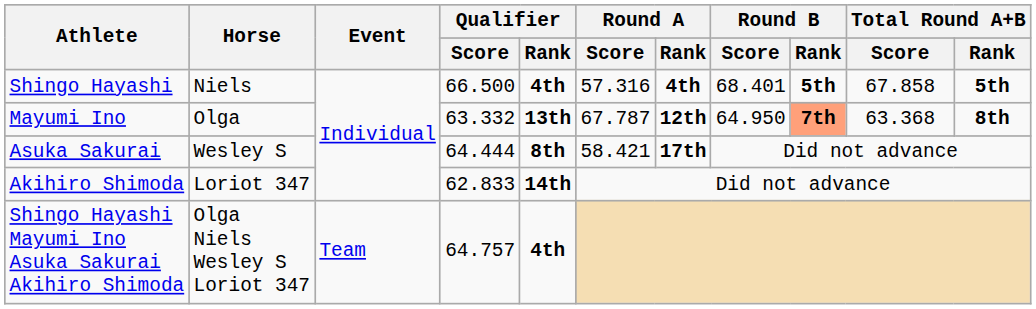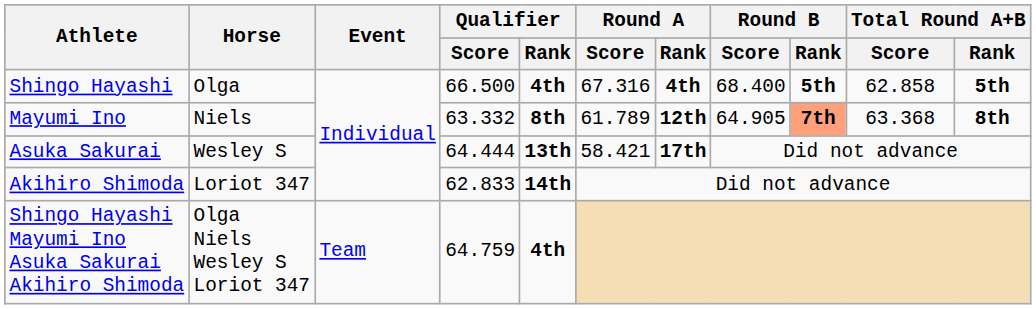(223, 86) Niels -> (217, 86) Olga
(615, 86) 57.316 -> (615, 86) 67.316
(751, 86) 68.401 -> (751, 86) 68.400
(900, 86) 67.858 -> (900, 86) 62.858
(217, 119) Olga -> (223, 119) Niels
(548, 119) 13th -> (548, 119) 8th
(615, 119) 67.787 -> (615, 119) 61.789
(751, 119) 64.950 -> (751, 119) 64.905
(548, 151) 8th -> (548, 151) 13th
(480, 251) 64.757 -> (480, 251) 64.759
